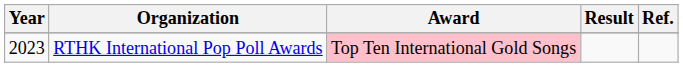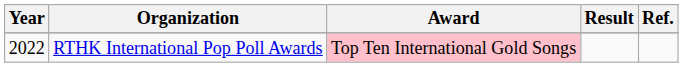(27, 47) 2023 -> (27, 47) 2022
